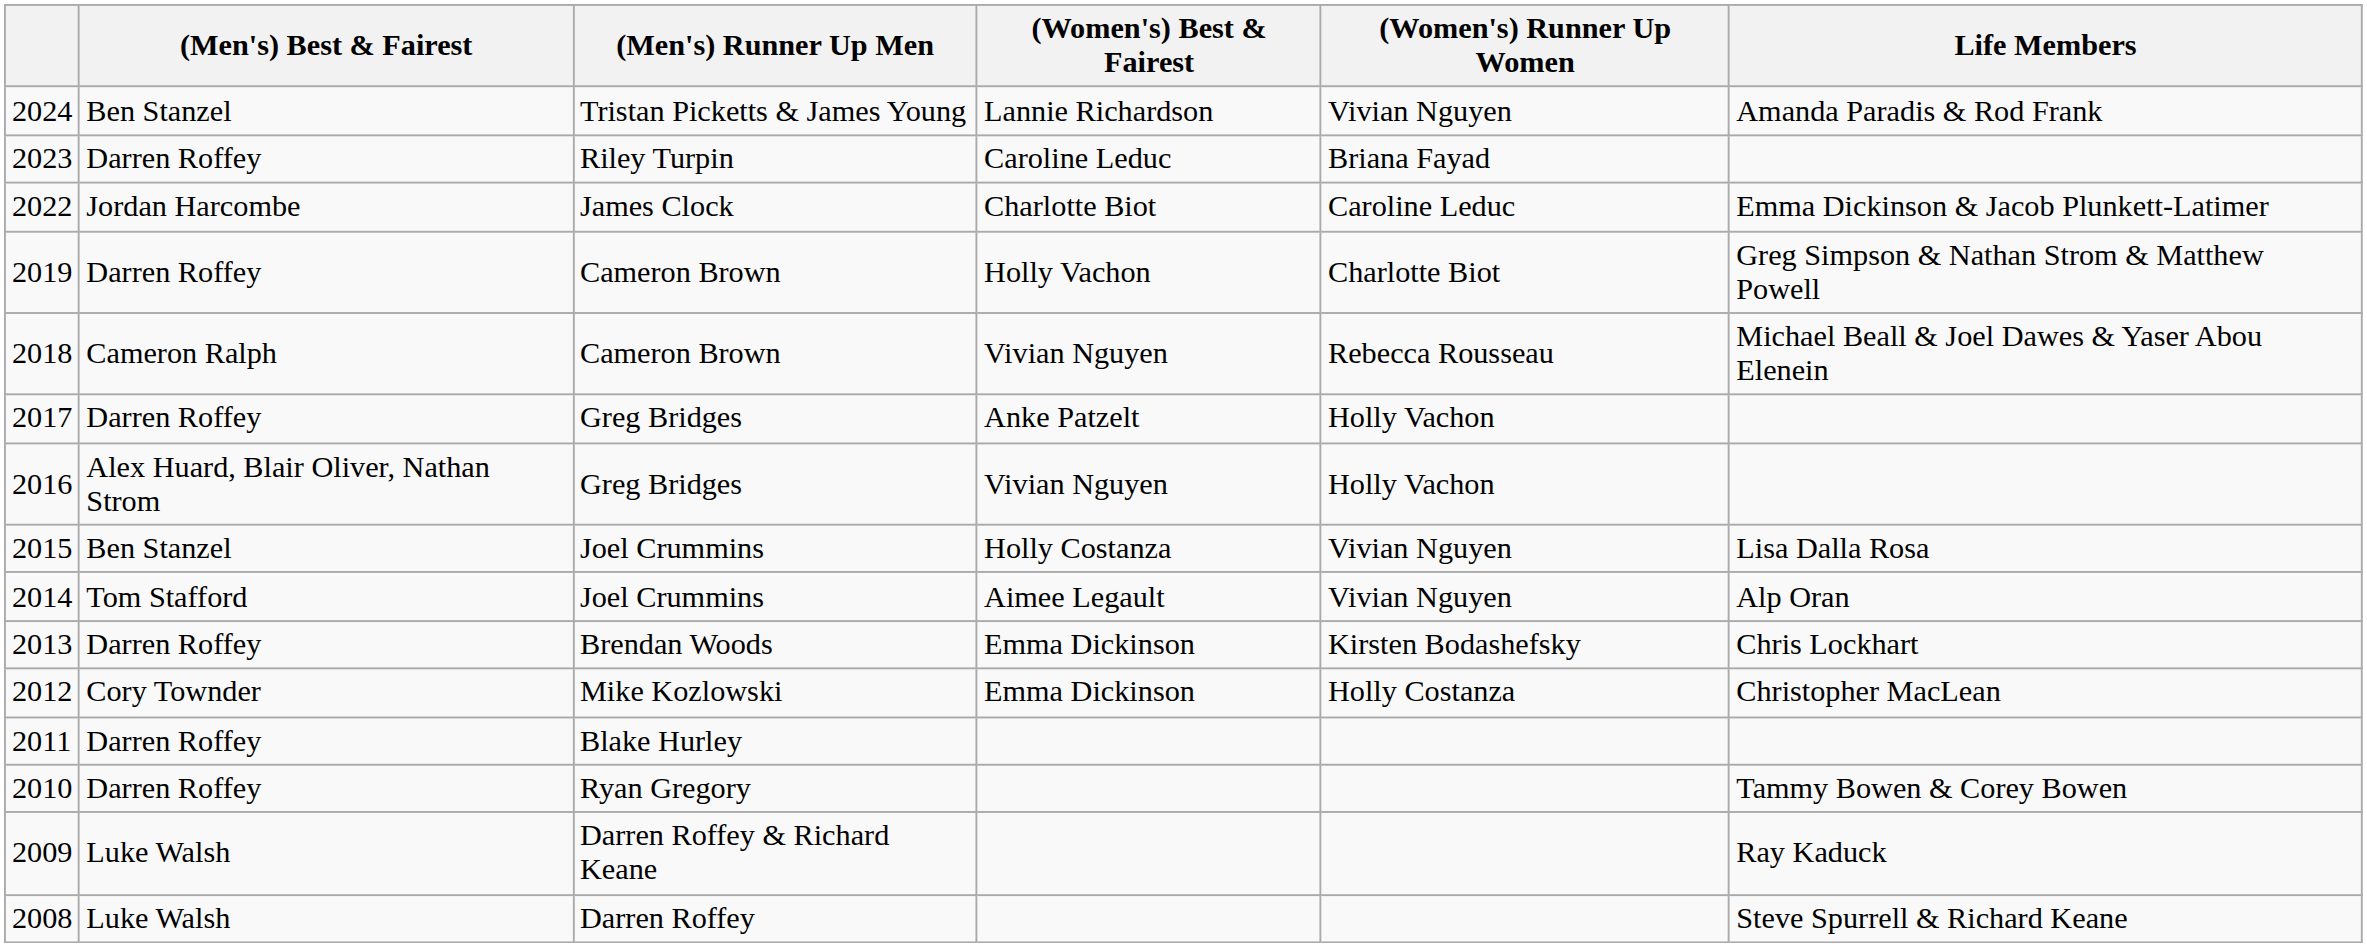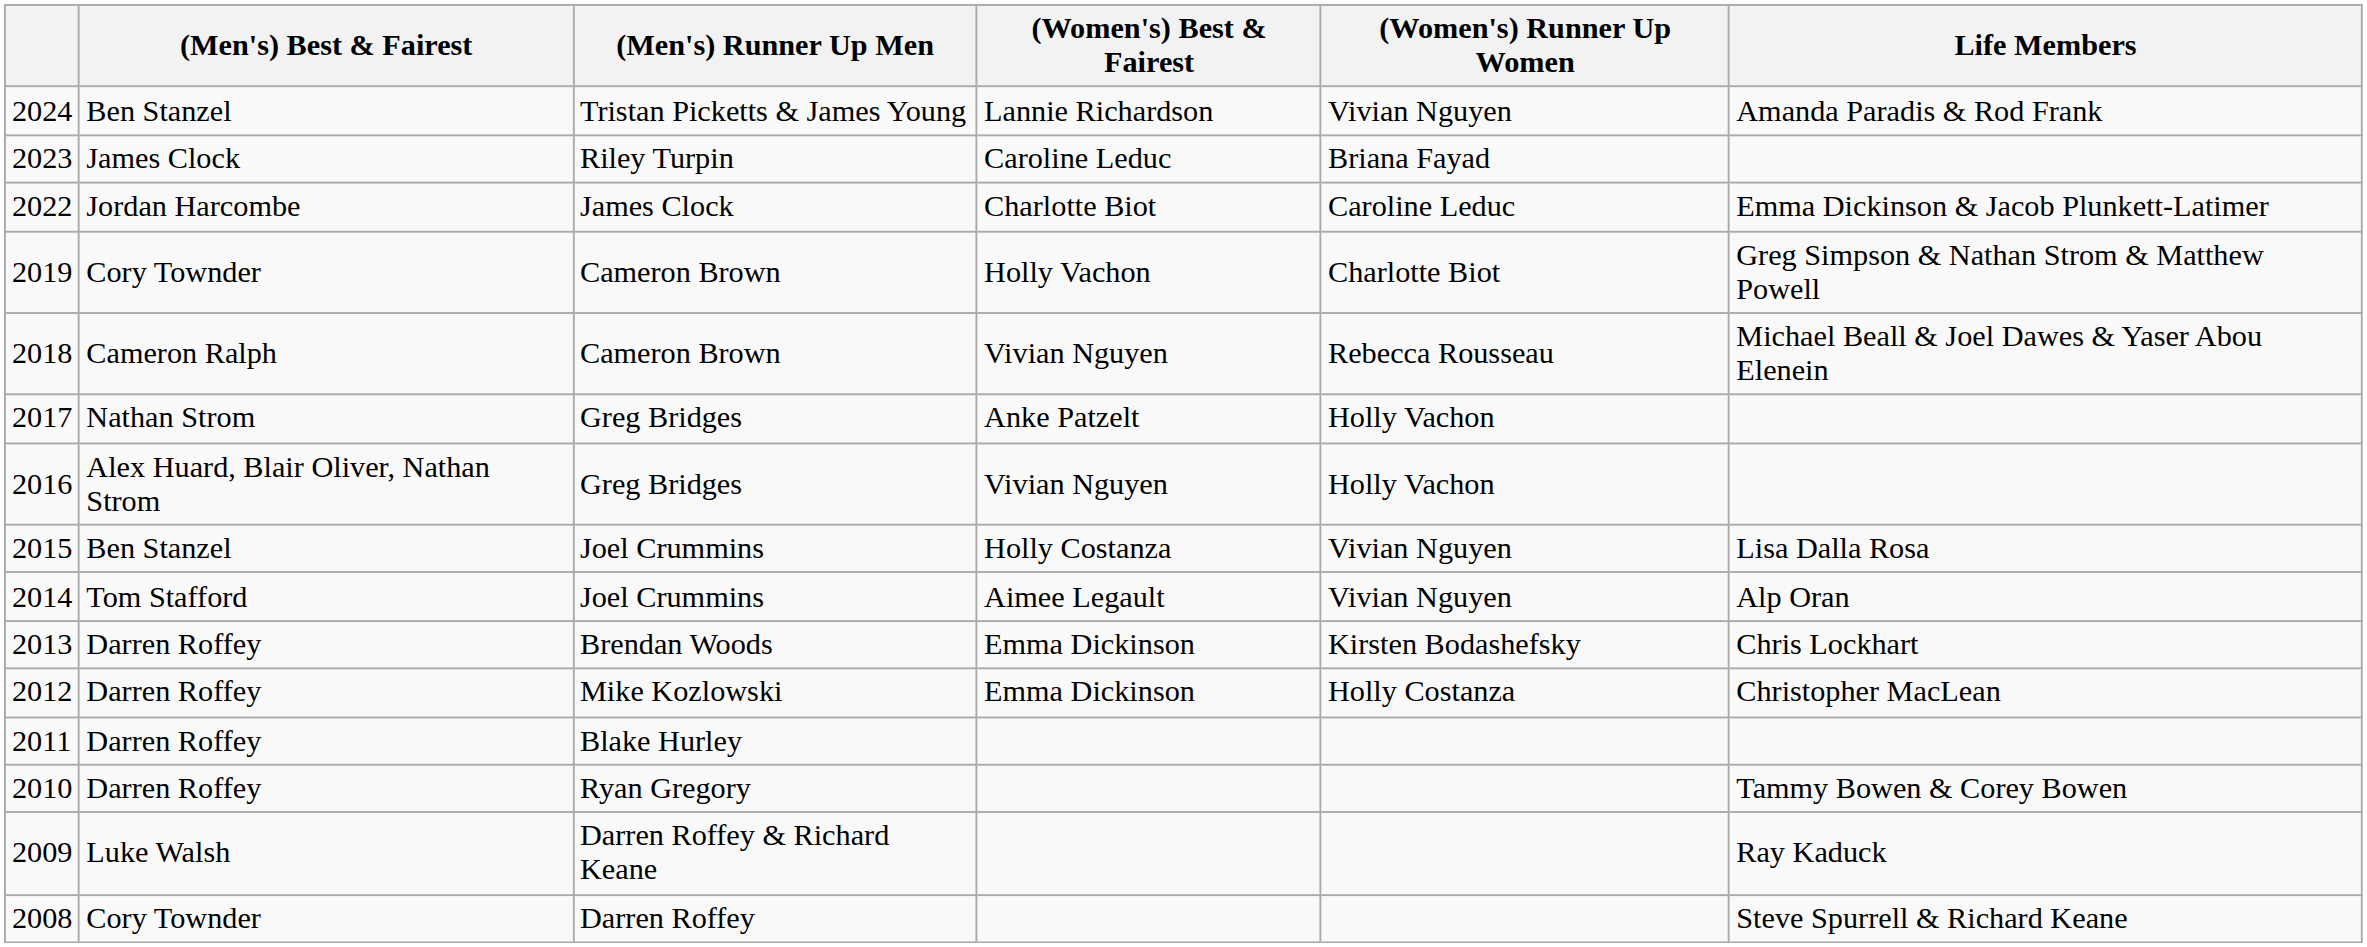(174, 158) Darren Roffey -> (163, 158) James Clock
(174, 271) Darren Roffey -> (174, 271) Cory Townder
(174, 418) Darren Roffey -> (171, 418) Nathan Strom
(174, 692) Cory Townder -> (174, 692) Darren Roffey
(158, 917) Luke Walsh -> (174, 917) Cory Townder
